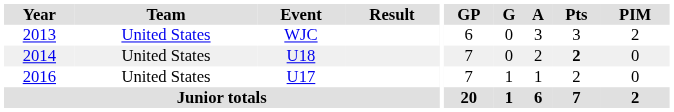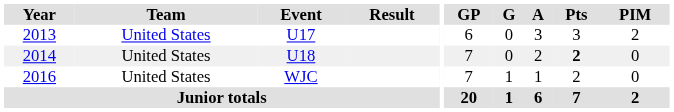(301, 35) WJC -> (301, 35) U17
(301, 76) U17 -> (301, 76) WJC
